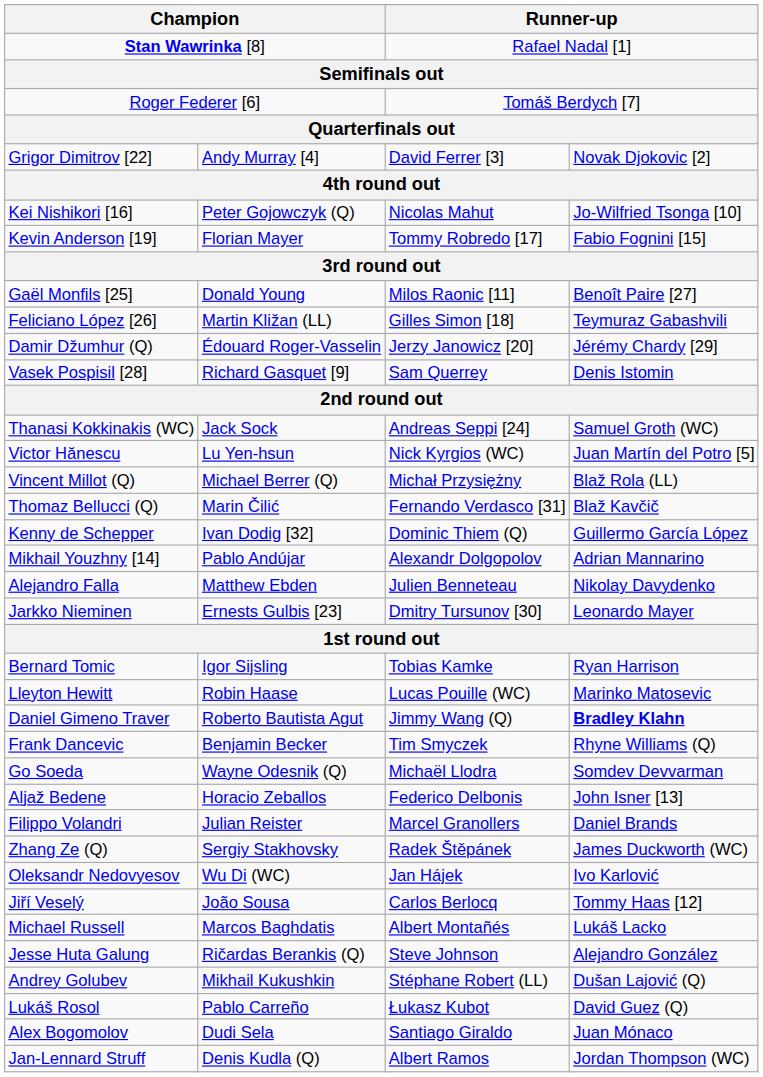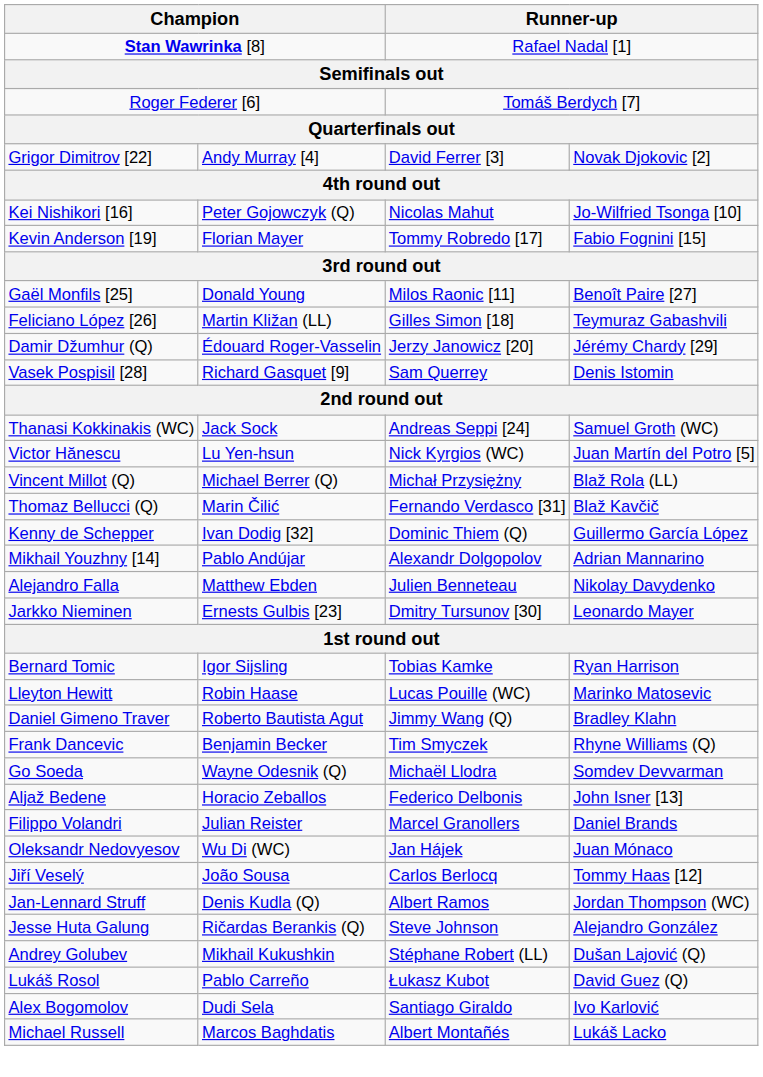(629, 719) bold -> (625, 719) normal
- row: (58, 850)
(616, 876) Ivo Karlović -> (623, 850) Juan Mónaco
rows swapped: (77, 1059) <-> (66, 928)
(623, 1033) Juan Mónaco -> (616, 1007) Ivo Karlović
